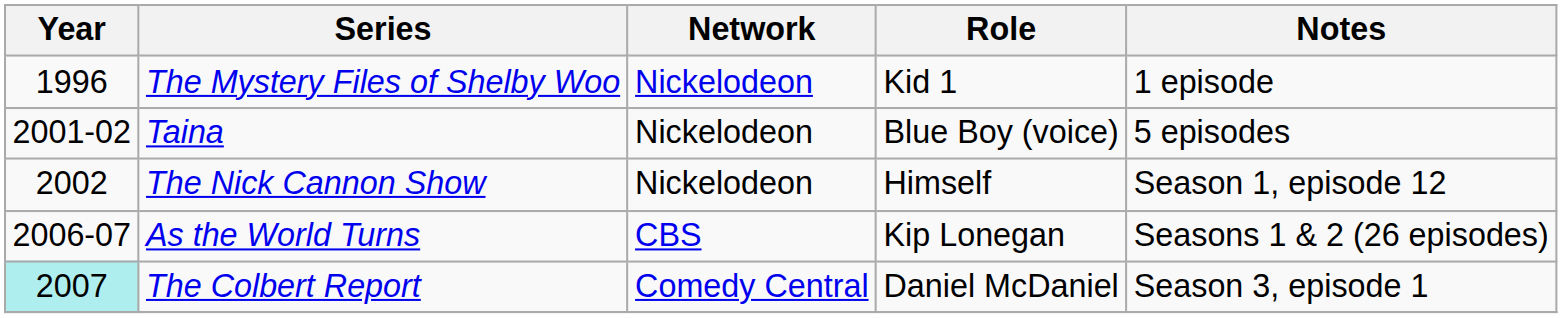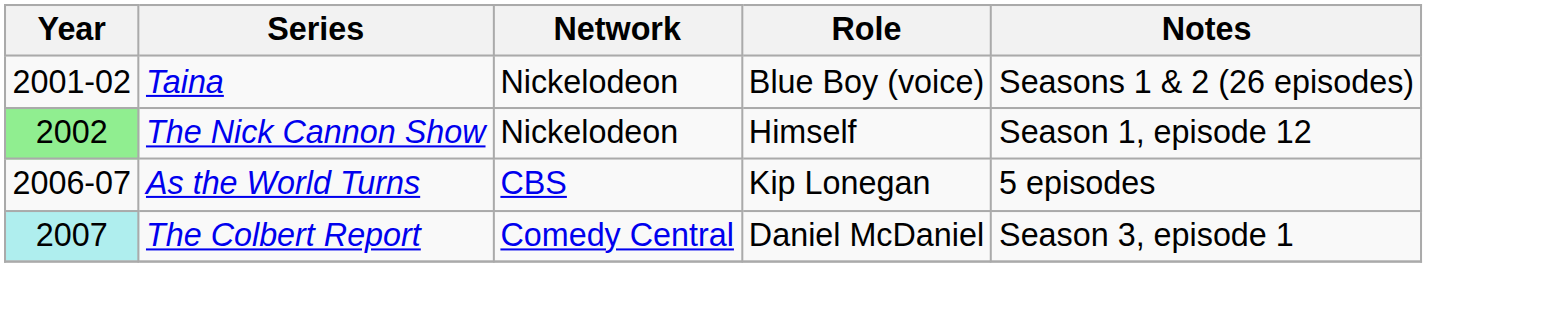- row: (383, 81)
(1212, 132) 5 episodes -> (1207, 81) Seasons 1 & 2 (26 episodes)
(72, 183) no background -> (72, 132) lightgreen background
(1341, 235) Seasons 1 & 2 (26 episodes) -> (1077, 183) 5 episodes
